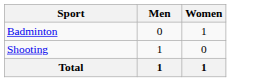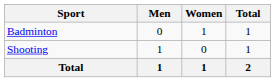+ column: (248, 13)
